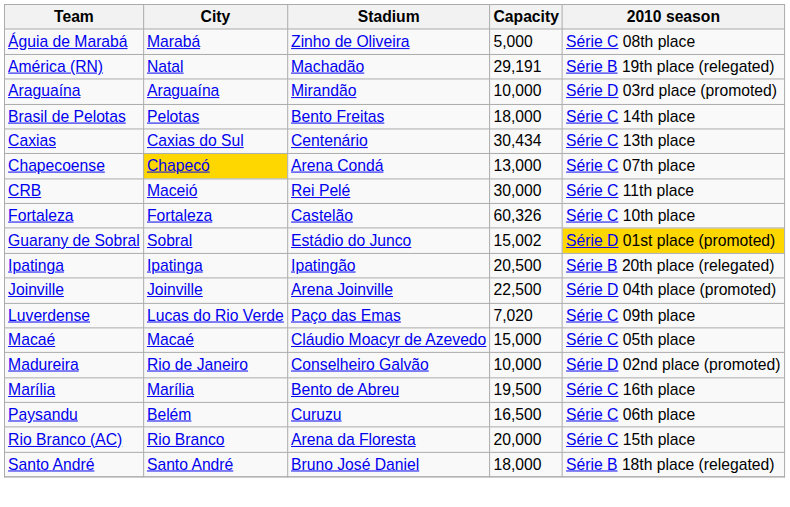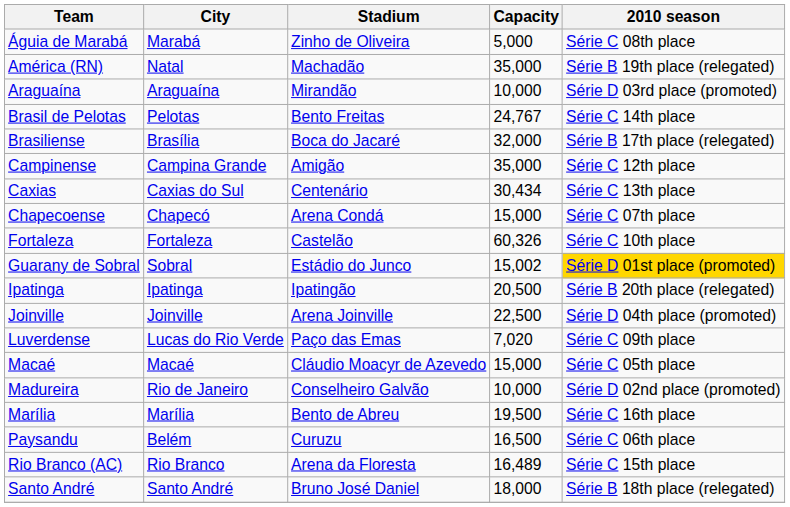(518, 66) 29,191 -> (518, 66) 35,000
(518, 116) 18,000 -> (518, 116) 24,767
+ row: (46, 141)
+ row: (52, 166)
(178, 166) gold background -> (178, 215) no background
(518, 166) 13,000 -> (518, 215) 15,000
- row: (25, 191)
(518, 439) 20,000 -> (518, 464) 16,489
